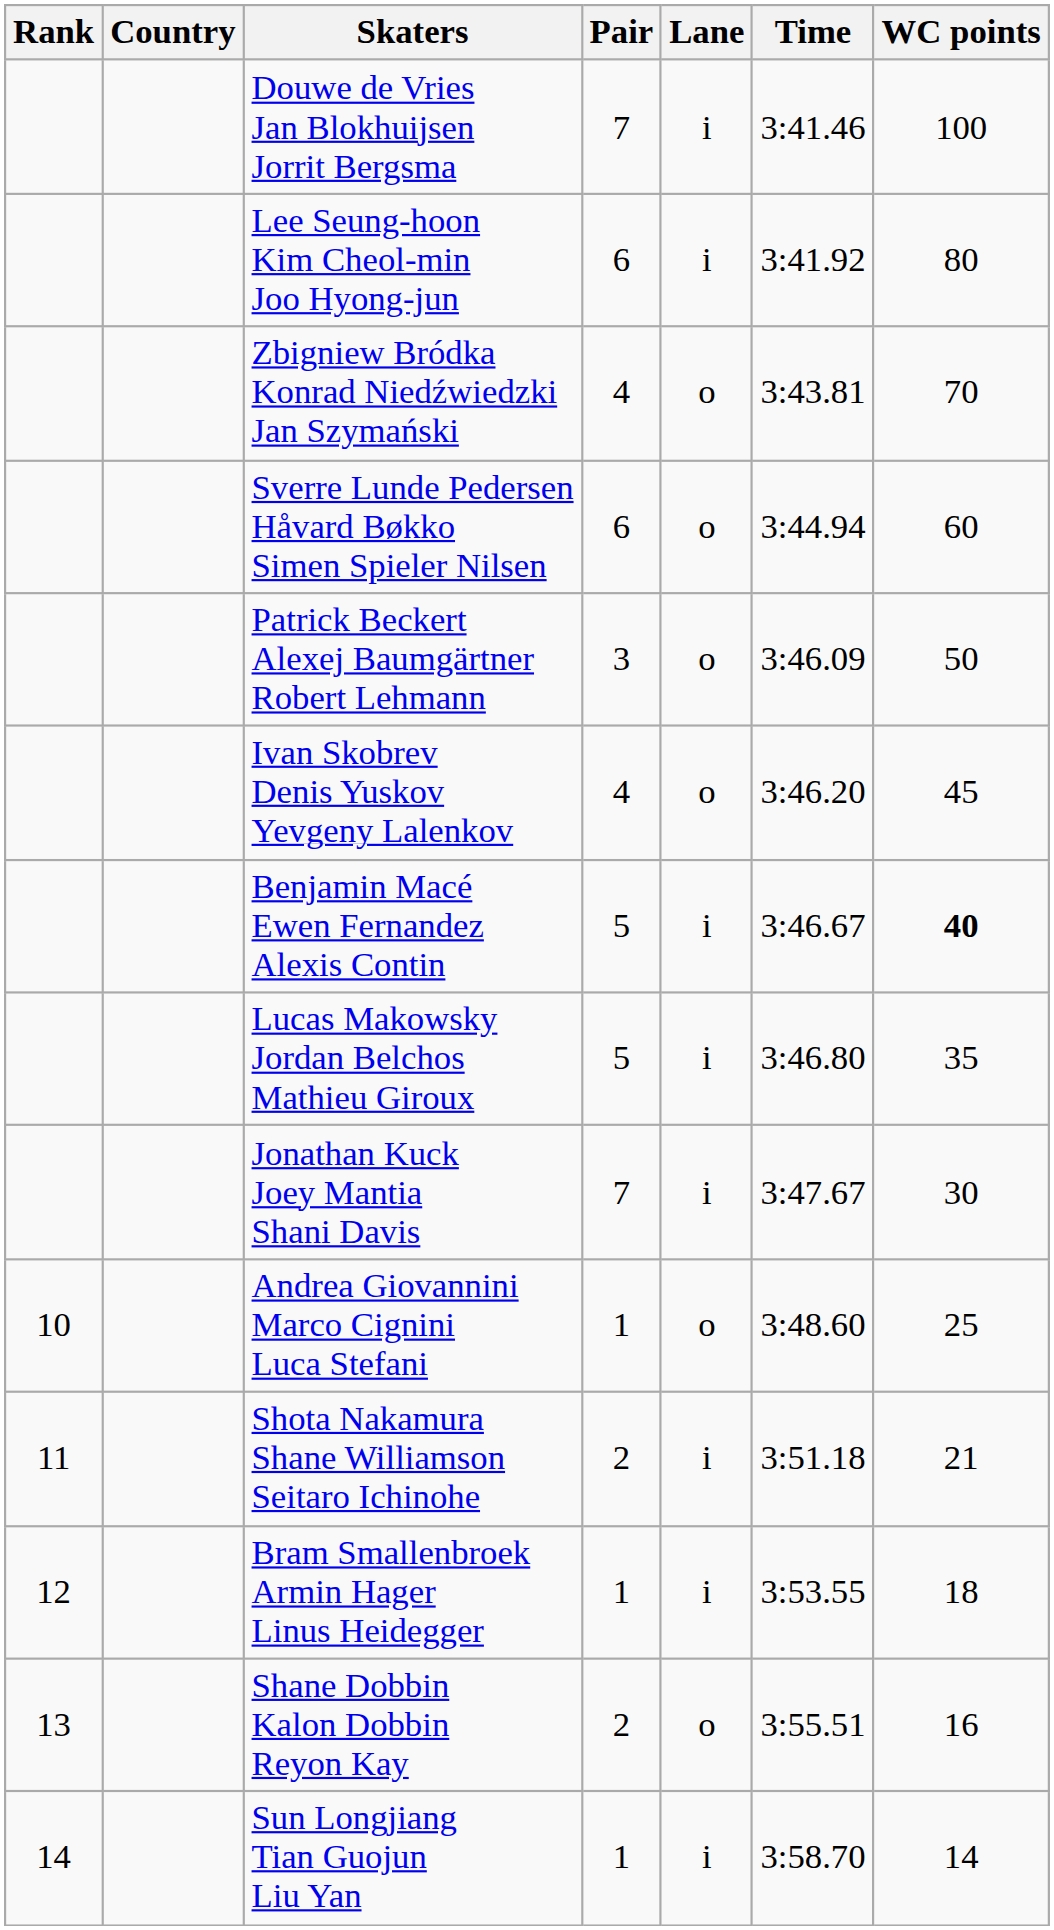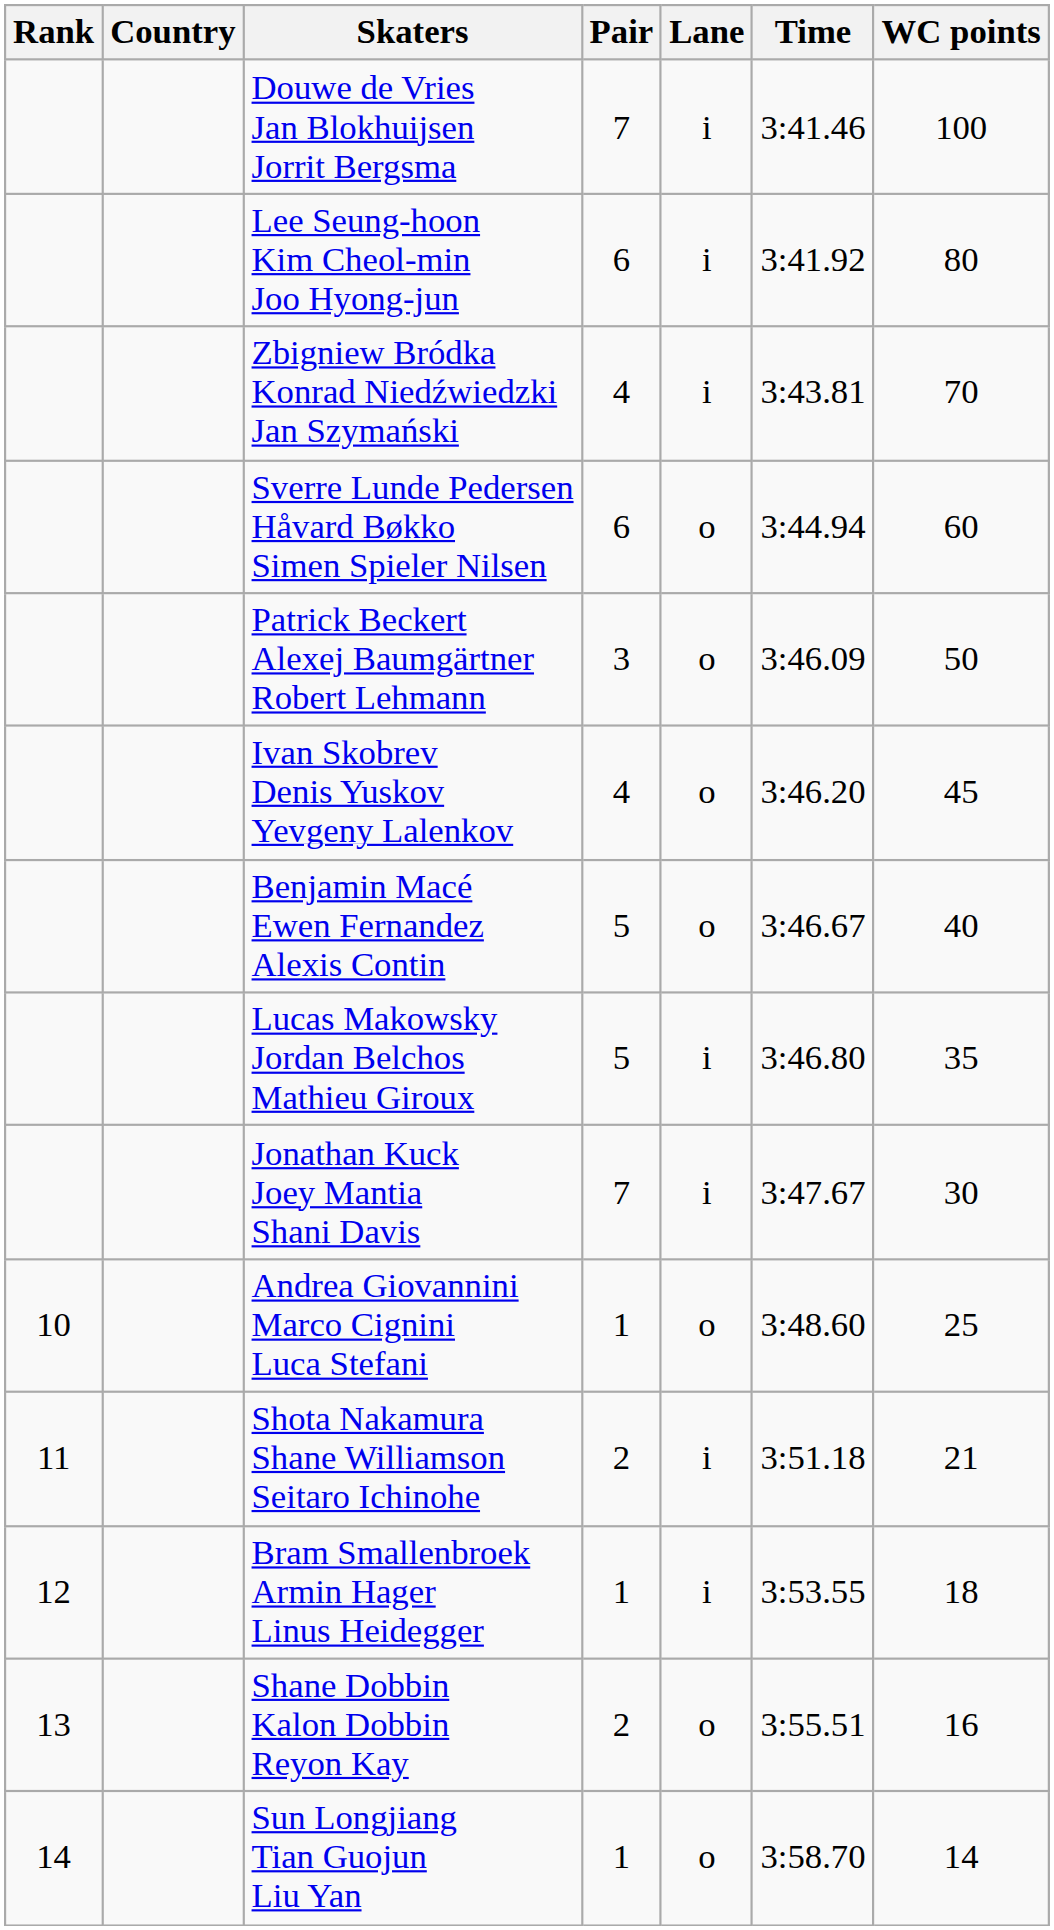(707, 392) o -> (707, 392) i
(707, 925) i -> (707, 925) o
(961, 925) bold -> (961, 925) normal
(707, 1857) i -> (707, 1857) o
